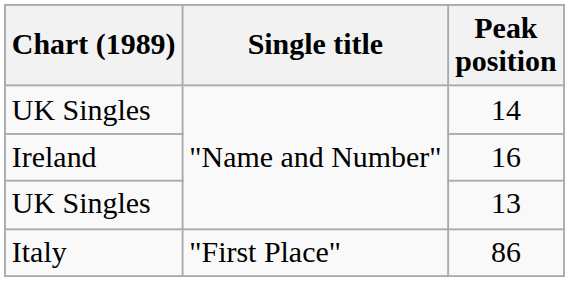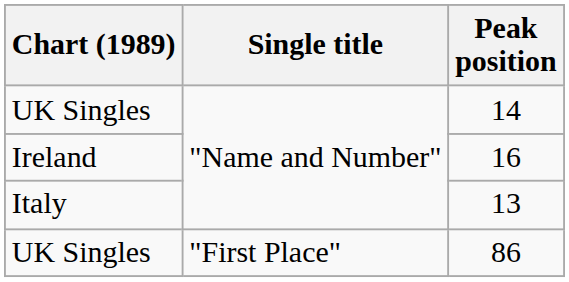(81, 204) UK Singles -> (39, 204) Italy
(39, 251) Italy -> (81, 251) UK Singles
